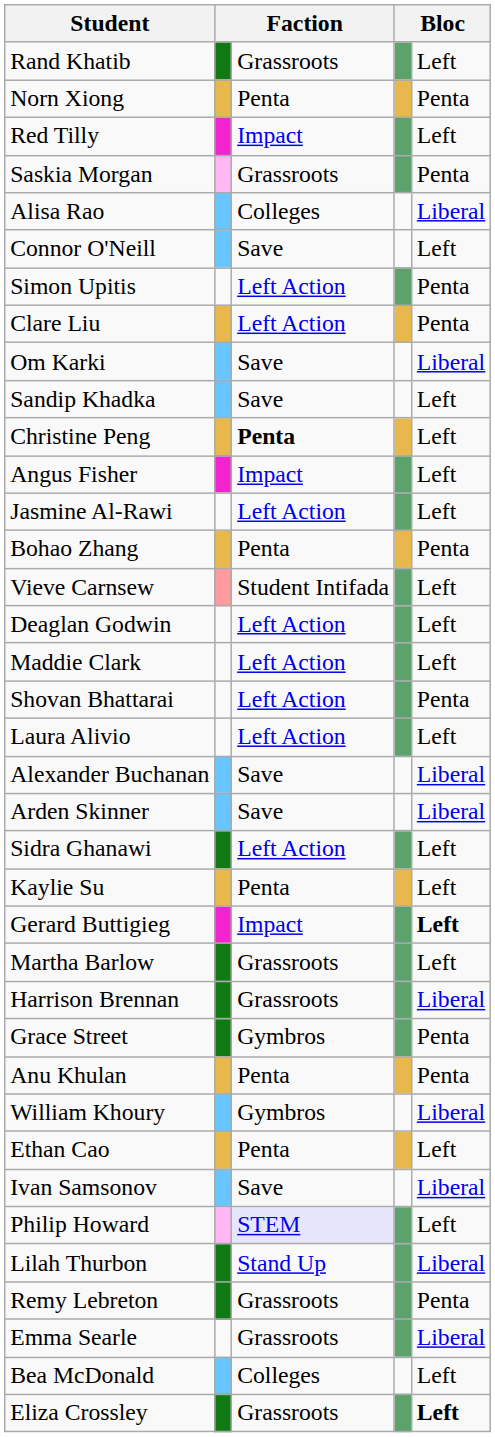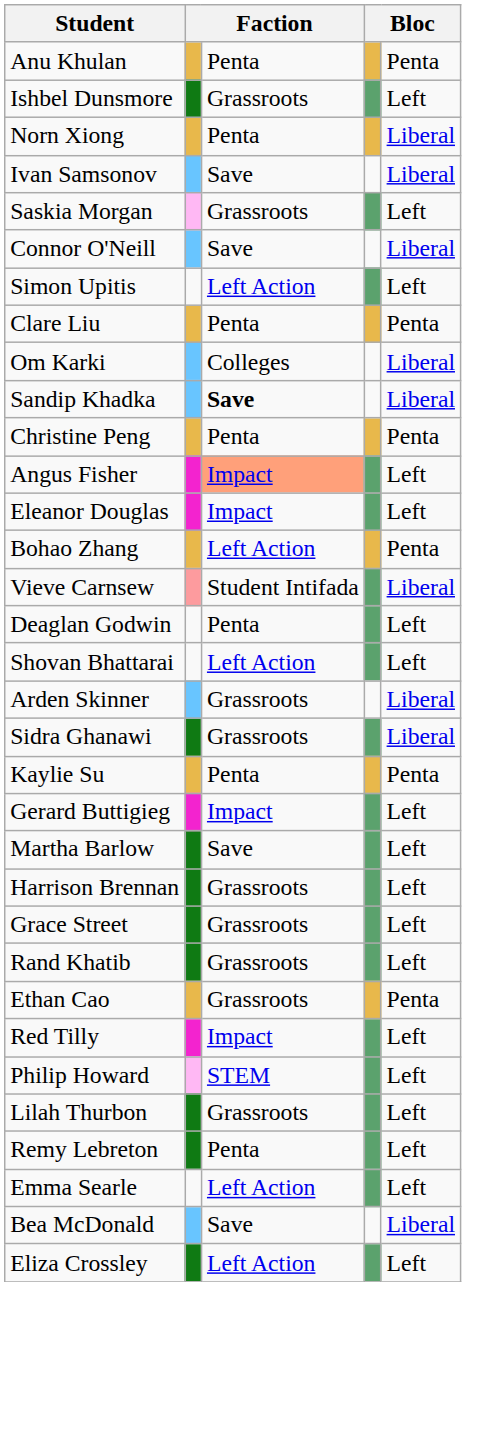rows swapped: (70, 60) <-> (68, 1074)
+ row: (91, 98)
(443, 98) Penta -> (421, 135) Liberal
rows swapped: (84, 1187) <-> (55, 135)
(443, 173) Penta -> (406, 211) Left
- row: (57, 211)
(437, 248) Left -> (421, 248) Liberal
(443, 286) Penta -> (406, 286) Left
(291, 323) Left Action -> (233, 323) Penta
(260, 361) Save -> (248, 361) Colleges
(260, 398) normal -> (231, 398) bold
(437, 398) Left -> (421, 398) Liberal
(266, 436) bold -> (233, 436) normal
(437, 436) Left -> (413, 436) Penta
(270, 473) no background -> (240, 473) lightsalmon background
+ row: (89, 511)
- row: (91, 511)
(263, 549) Penta -> (261, 549) Left Action
(437, 586) Left -> (421, 586) Liberal
(291, 624) Left Action -> (233, 624) Penta
- row: (76, 661)
(443, 699) Penta -> (406, 661) Left
- row: (70, 736)
- row: (110, 774)
(260, 811) Save -> (258, 699) Grassroots
(291, 849) Left Action -> (258, 736) Grassroots
(437, 849) Left -> (421, 736) Liberal
(437, 887) Left -> (413, 774) Penta
(438, 924) bold -> (406, 811) normal
(288, 962) Grassroots -> (230, 849) Save
(451, 999) Liberal -> (406, 887) Left
(281, 1037) Gymbros -> (258, 924) Grassroots
(443, 1037) Penta -> (406, 924) Left
- row: (88, 1112)
(263, 1149) Penta -> (258, 999) Grassroots
(437, 1149) Left -> (413, 999) Penta
(269, 1225) lavender background -> (239, 1074) no background
(282, 1262) Stand Up -> (258, 1112) Grassroots
(451, 1262) Liberal -> (406, 1112) Left
(288, 1300) Grassroots -> (233, 1149) Penta
(443, 1300) Penta -> (406, 1149) Left
(288, 1337) Grassroots -> (261, 1187) Left Action
(451, 1337) Liberal -> (406, 1187) Left
(279, 1375) Colleges -> (230, 1225) Save
(437, 1375) Left -> (421, 1225) Liberal
(288, 1412) Grassroots -> (261, 1262) Left Action
(438, 1412) bold -> (406, 1262) normal
